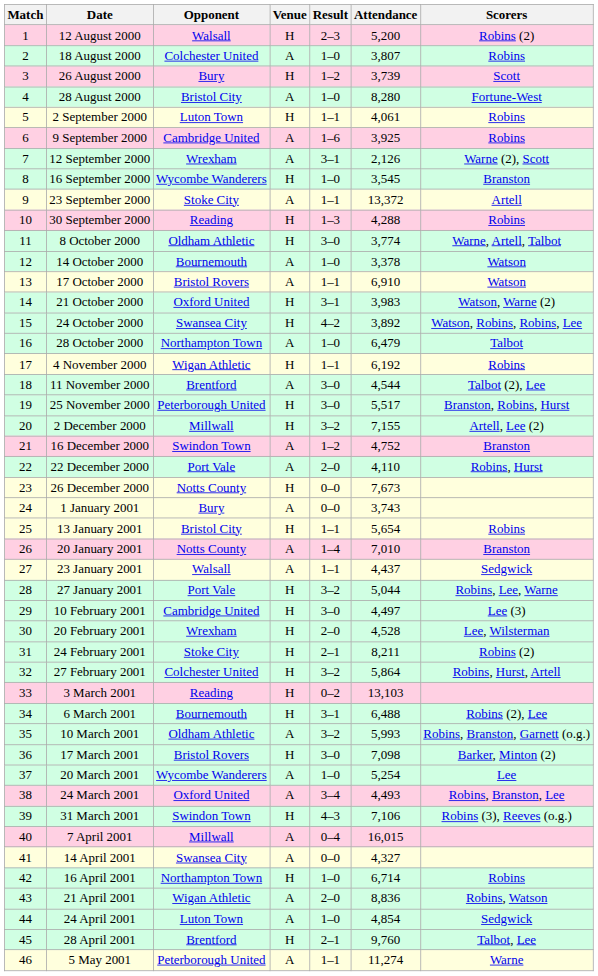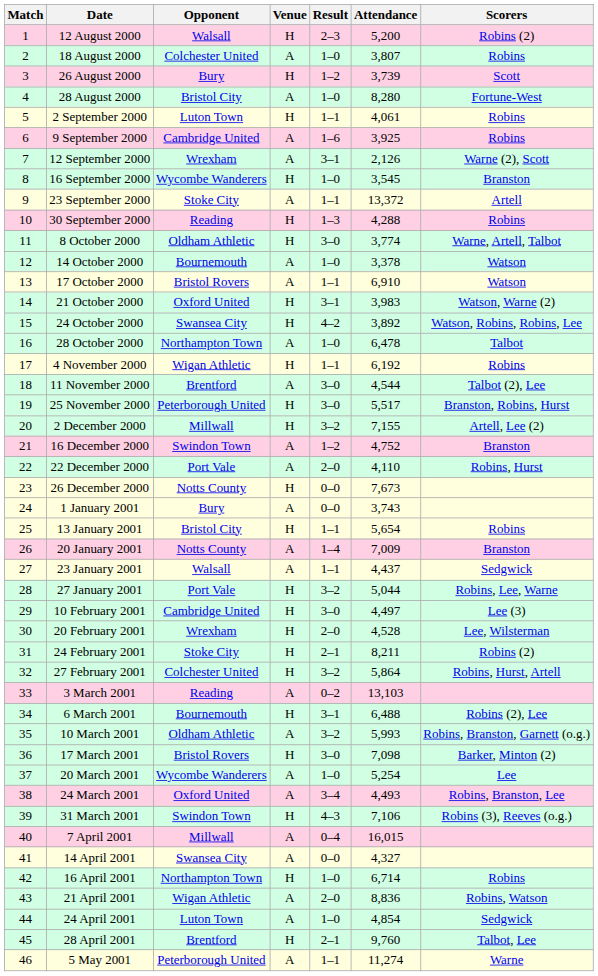(386, 343) 6,479 -> (386, 343) 6,478
(386, 549) 7,010 -> (386, 549) 7,009
(290, 693) H -> (290, 693) A
